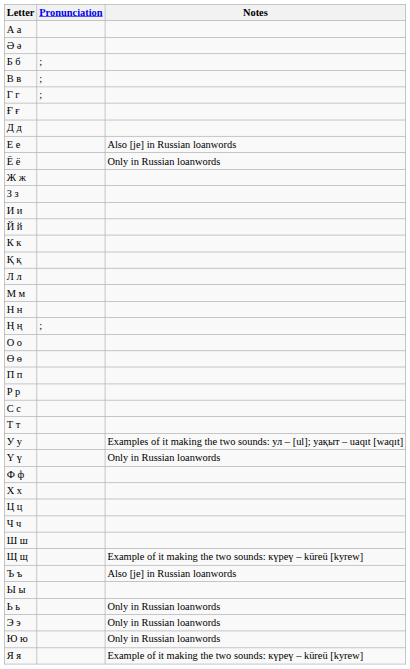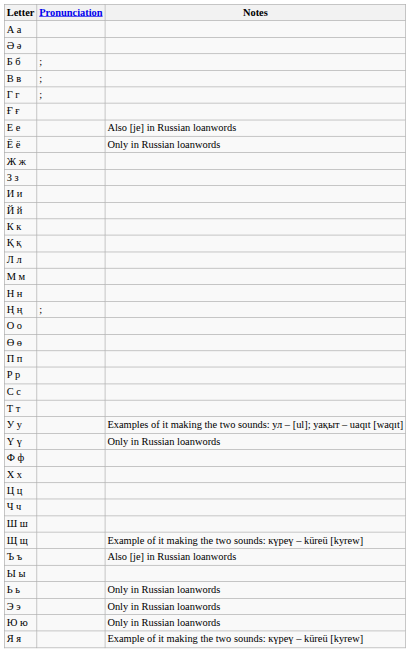- row: (14, 128)
